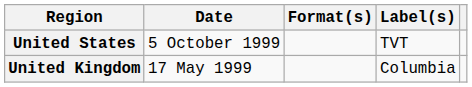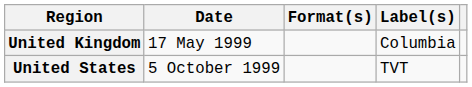rows swapped: (74, 69) <-> (74, 43)
